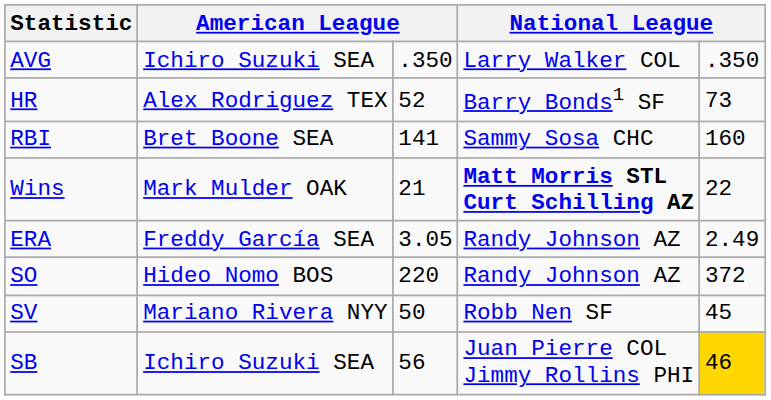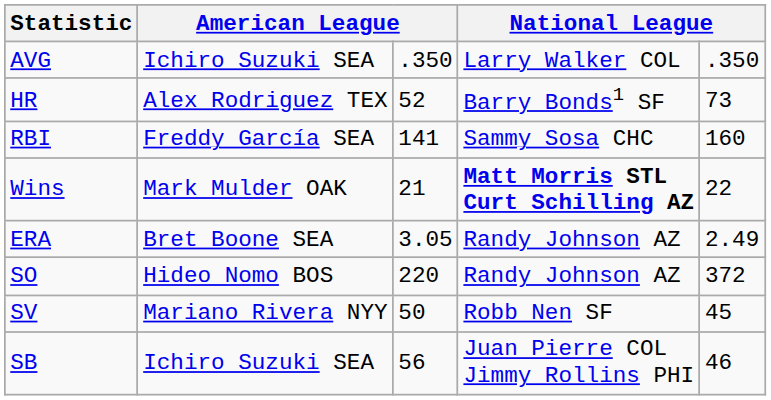(238, 140) Bret Boone SEA -> (259, 140) Freddy García SEA
(259, 240) Freddy García SEA -> (238, 240) Bret Boone SEA
(719, 363) gold background -> (719, 363) no background
